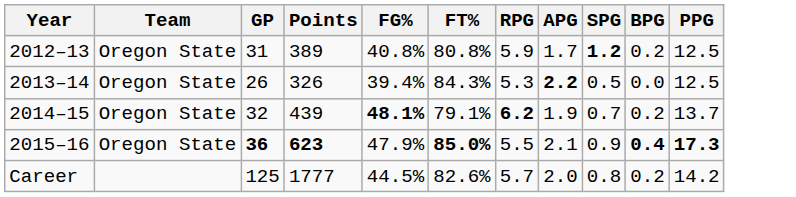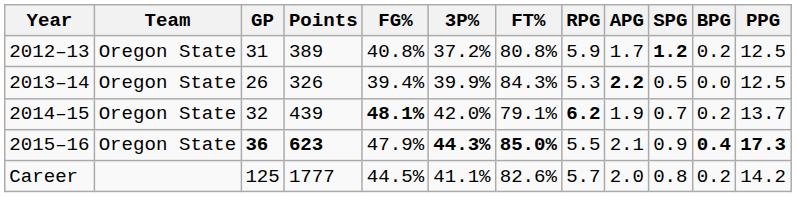+ column: (462, 20)
